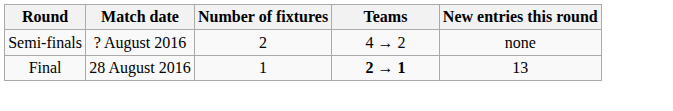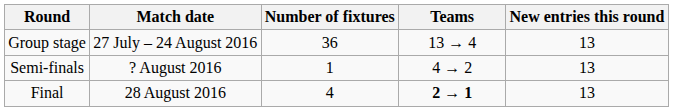+ row: (47, 42)
(263, 42) 2 -> (330, 67) 1
(520, 42) none -> (587, 67) 13
(263, 67) 1 -> (330, 93) 4
